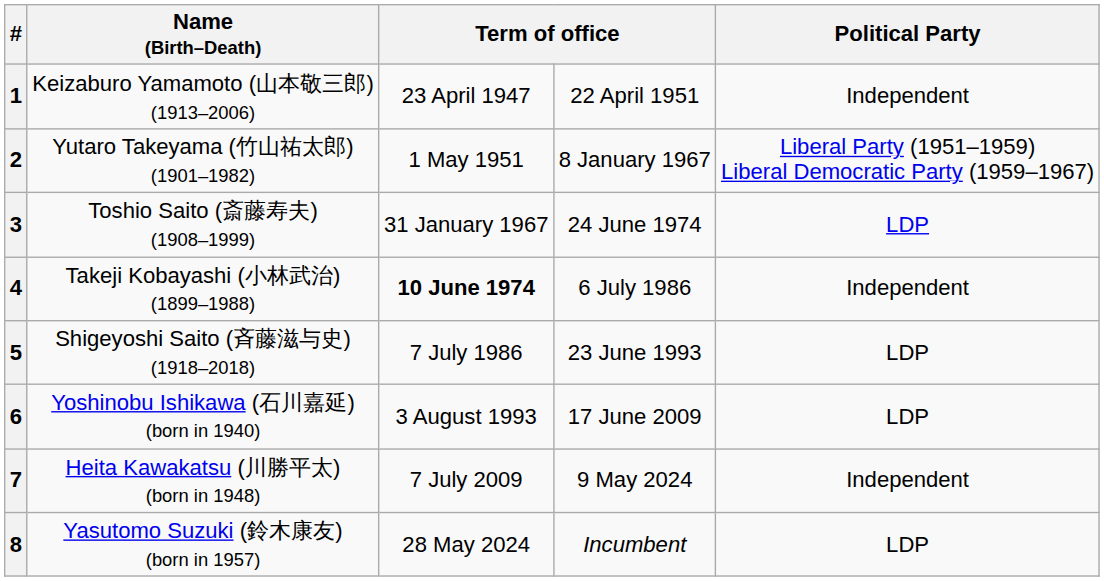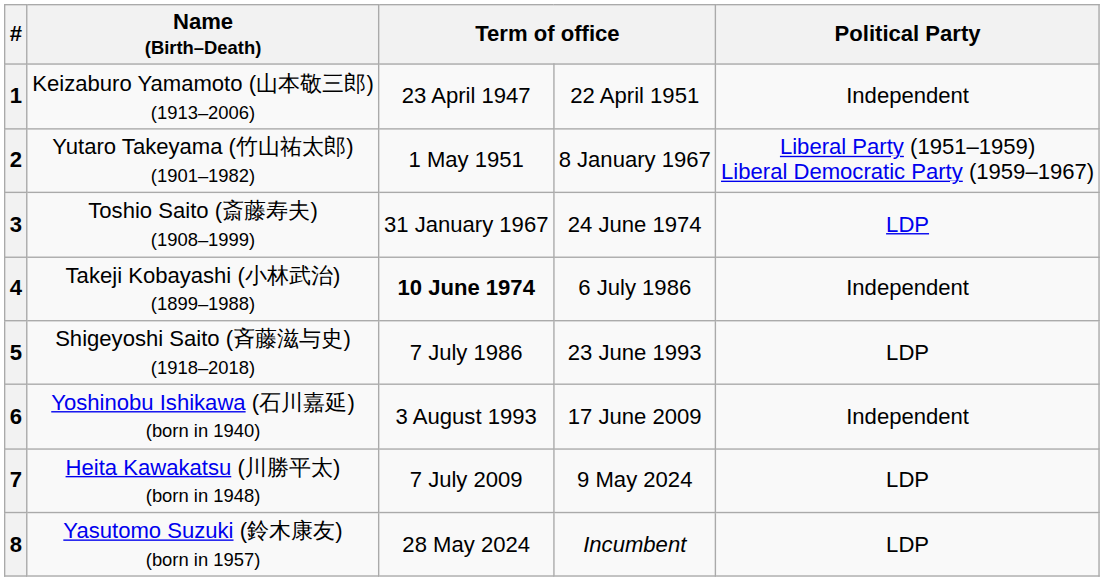(908, 416) LDP -> (908, 416) Independent
(908, 480) Independent -> (908, 480) LDP
